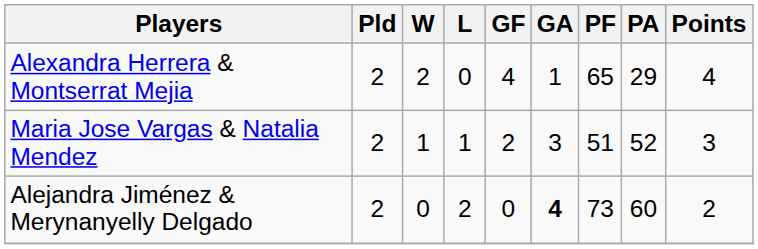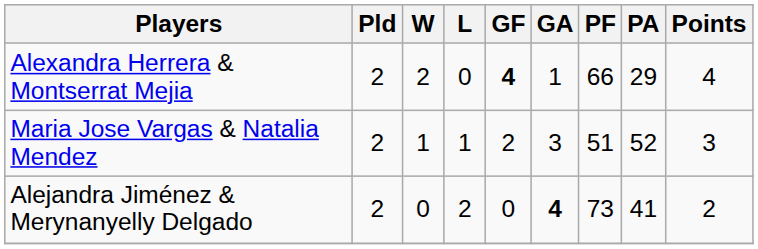(508, 76) normal -> (508, 76) bold
(600, 76) 65 -> (600, 76) 66
(643, 209) 60 -> (643, 209) 41
